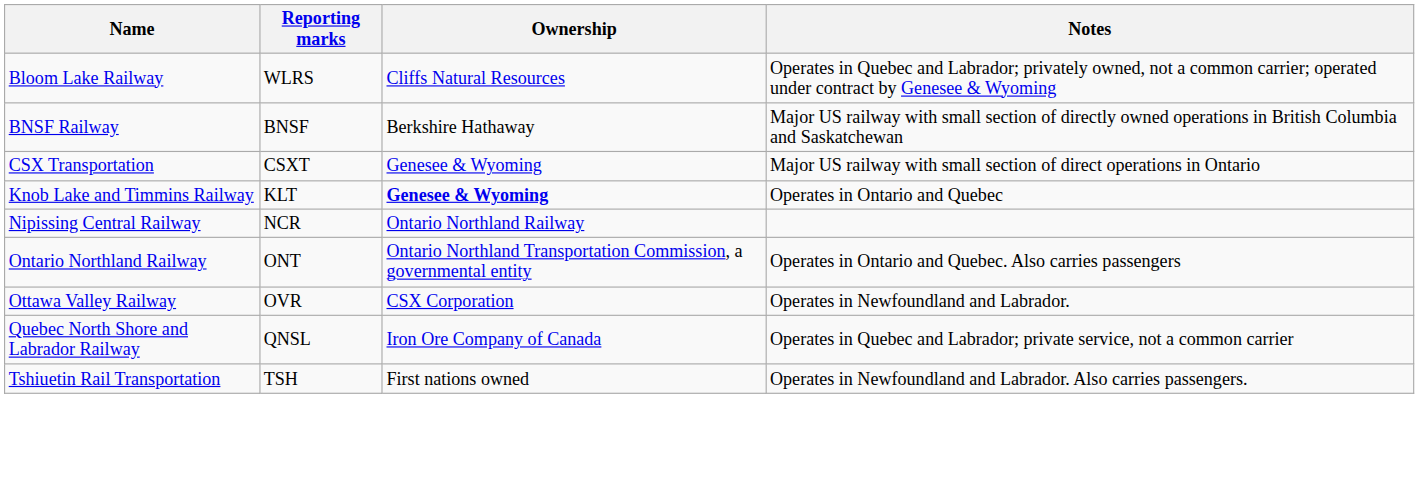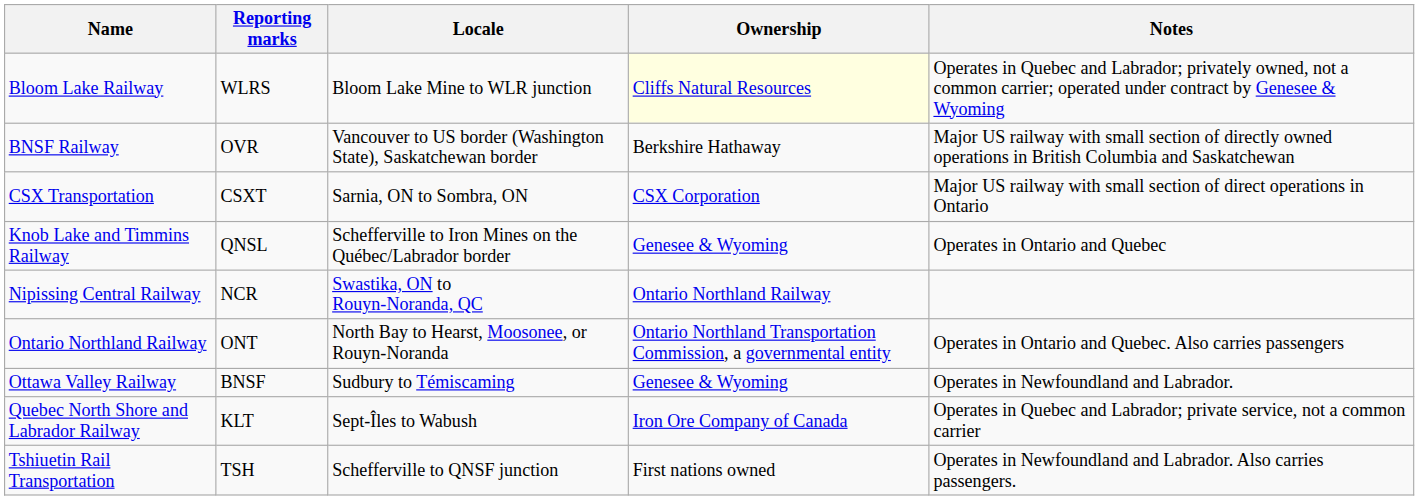+ column: (478, 29)
(476, 78) no background -> (722, 88) lightyellow background
(286, 127) BNSF -> (239, 147) OVR
(464, 165) Genesee & Wyoming -> (696, 196) CSX Corporation
(280, 194) KLT -> (244, 245) QNSL
(467, 194) bold -> (710, 245) normal
(283, 300) OVR -> (243, 382) BNSF
(450, 300) CSX Corporation -> (710, 382) Genesee & Wyoming
(287, 339) QNSL -> (237, 421) KLT
